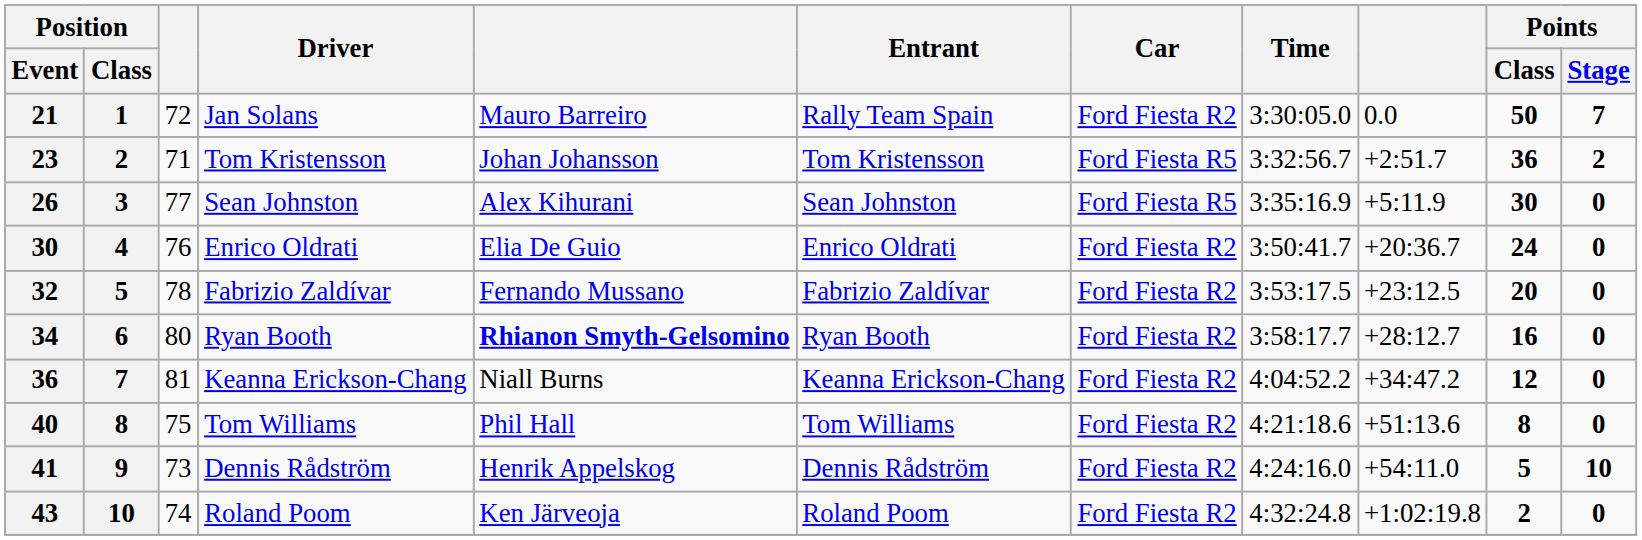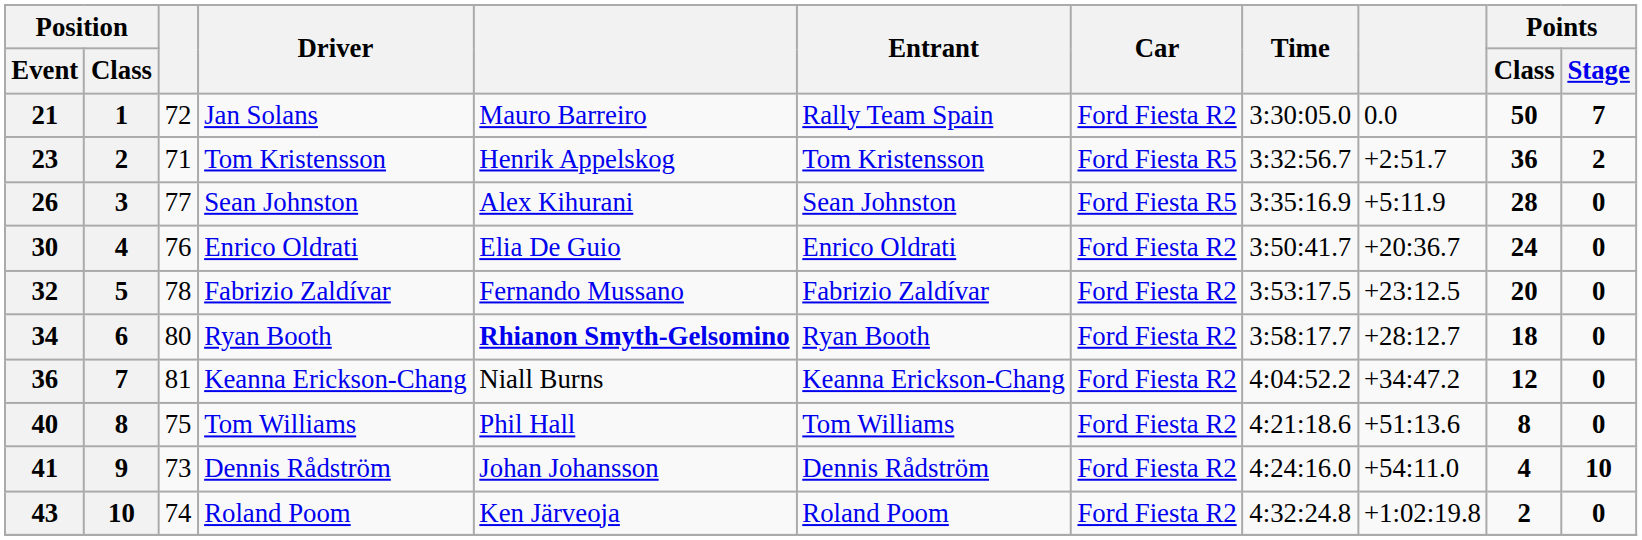(569, 158) Johan Johansson -> (577, 158) Henrik Appelskog
(1524, 203) 30 -> (1524, 203) 28
(1524, 335) 16 -> (1524, 335) 18
(577, 468) Henrik Appelskog -> (569, 468) Johan Johansson
(1524, 468) 5 -> (1524, 468) 4
